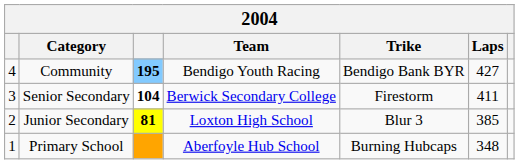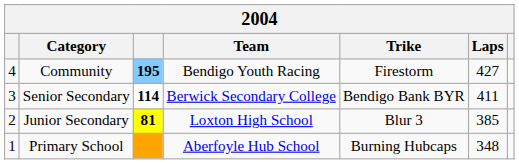(404, 70) Bendigo Bank BYR -> (404, 70) Firestorm
(148, 95) 104 -> (148, 95) 114
(404, 95) Firestorm -> (404, 95) Bendigo Bank BYR
